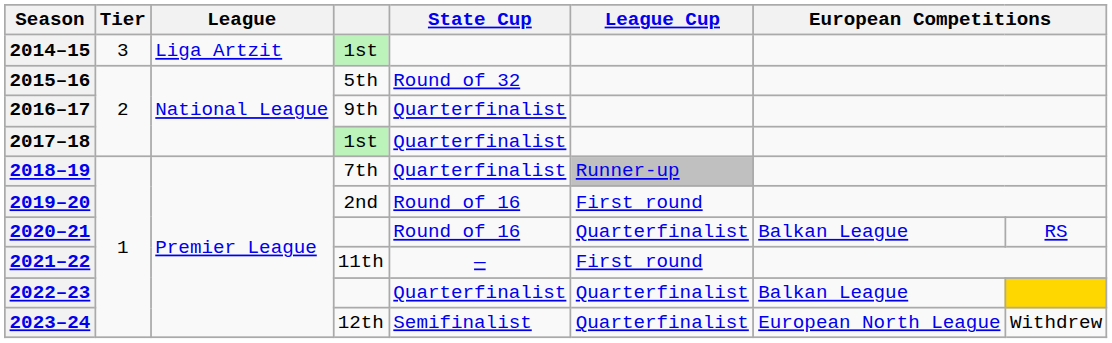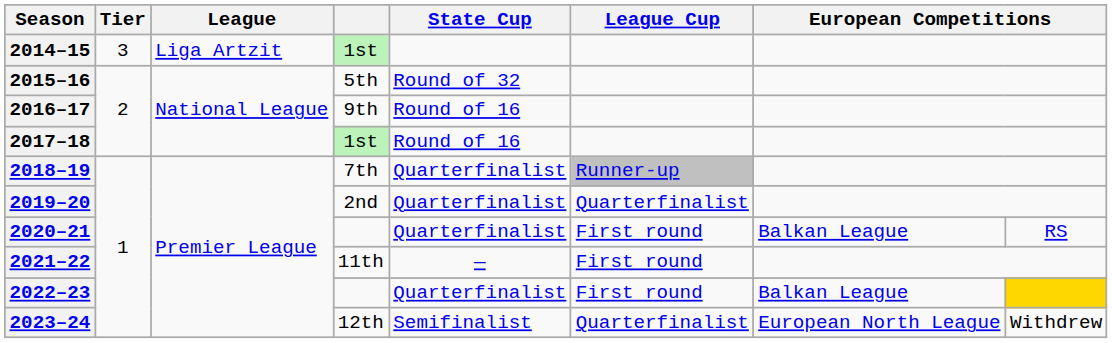(480, 111) Quarterfinalist -> (457, 111) Round of 16
(480, 141) Quarterfinalist -> (457, 141) Round of 16
(457, 202) Round of 16 -> (480, 202) Quarterfinalist
(639, 202) First round -> (662, 202) Quarterfinalist
(457, 232) Round of 16 -> (480, 232) Quarterfinalist
(662, 232) Quarterfinalist -> (639, 232) First round
(662, 293) Quarterfinalist -> (639, 293) First round
